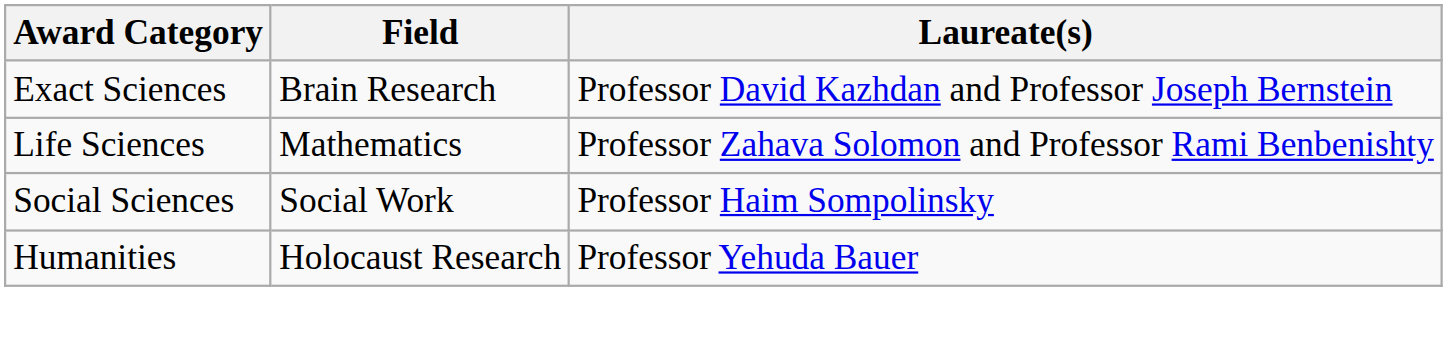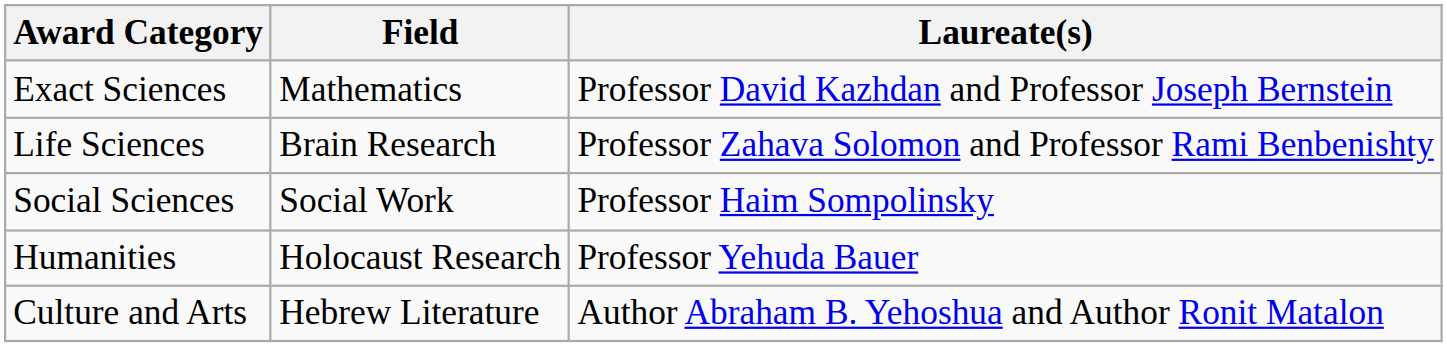(388, 88) Brain Research -> (371, 88) Mathematics
(371, 144) Mathematics -> (388, 144) Brain Research
+ row: (130, 312)
